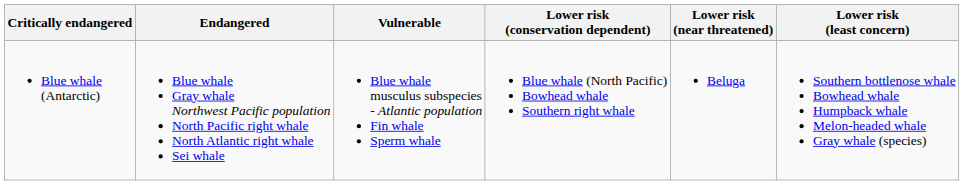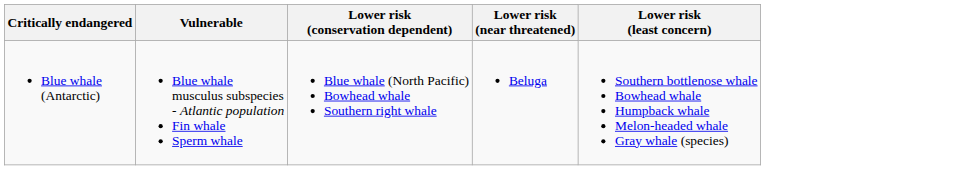- column: (234, 22)
